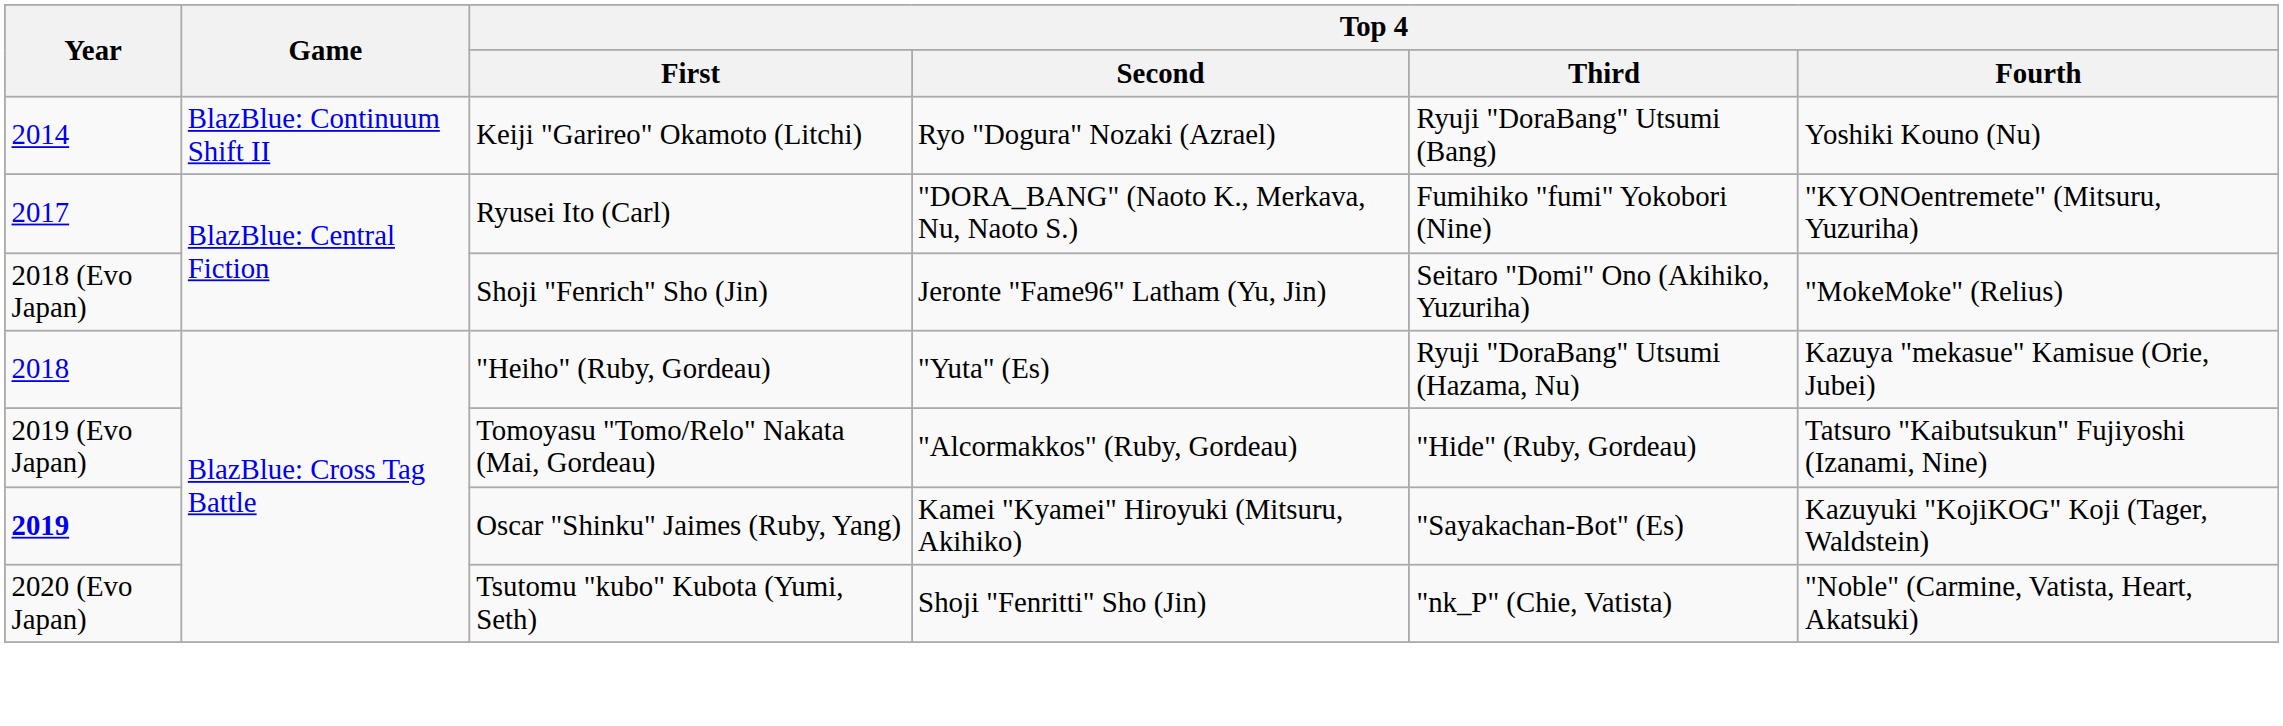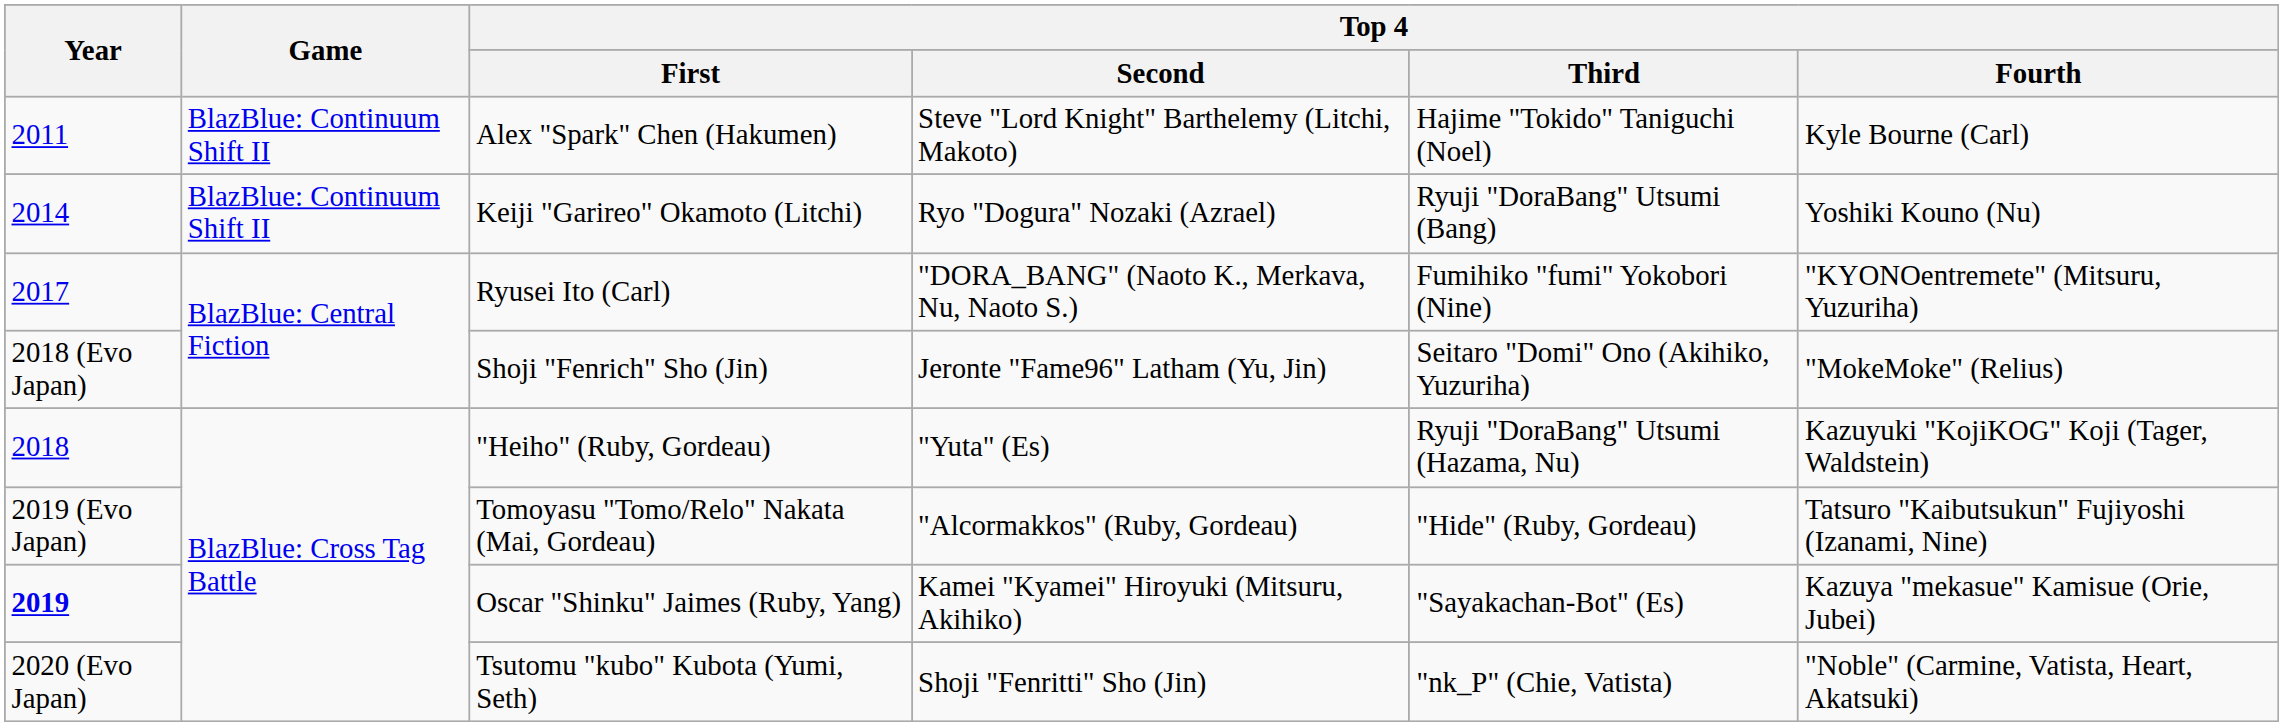+ row: (656, 134)
(2007, 369) Kazuya "mekasue" Kamisue (Orie, Jubei) -> (2006, 447) Kazuyuki "KojiKOG" Koji (Tager, Waldstein)
(2006, 525) Kazuyuki "KojiKOG" Koji (Tager, Waldstein) -> (2007, 603) Kazuya "mekasue" Kamisue (Orie, Jubei)
